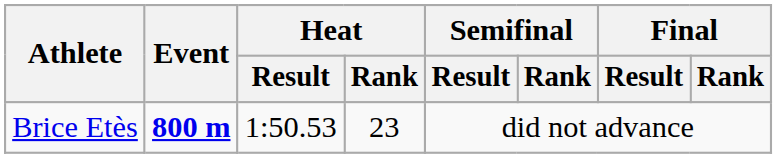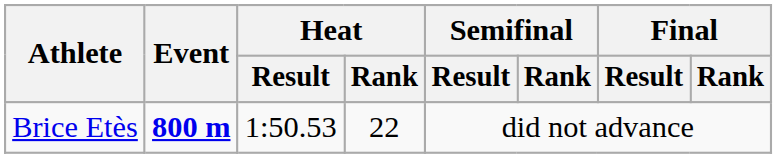(384, 127) 23 -> (384, 127) 22
